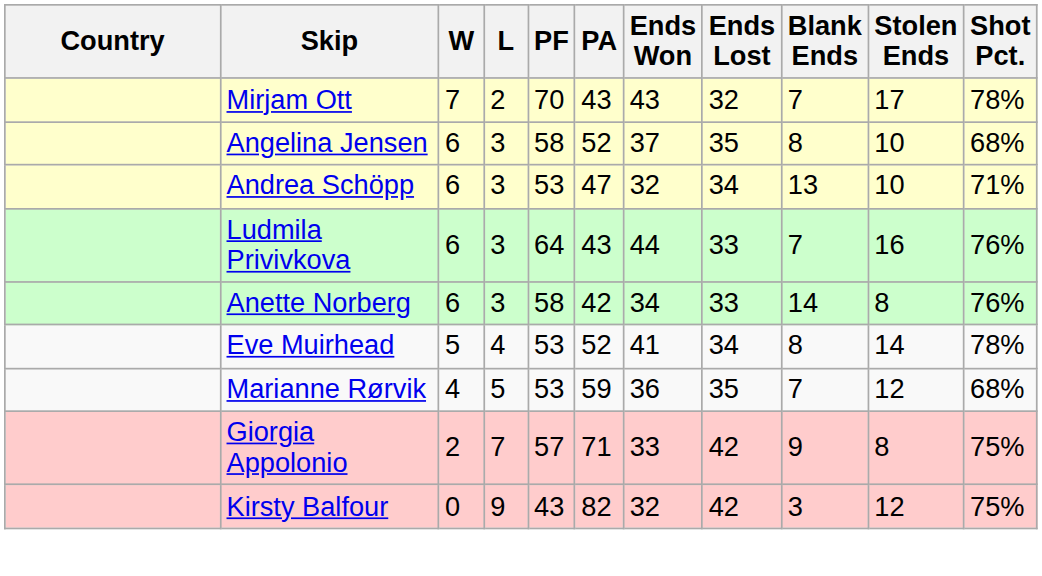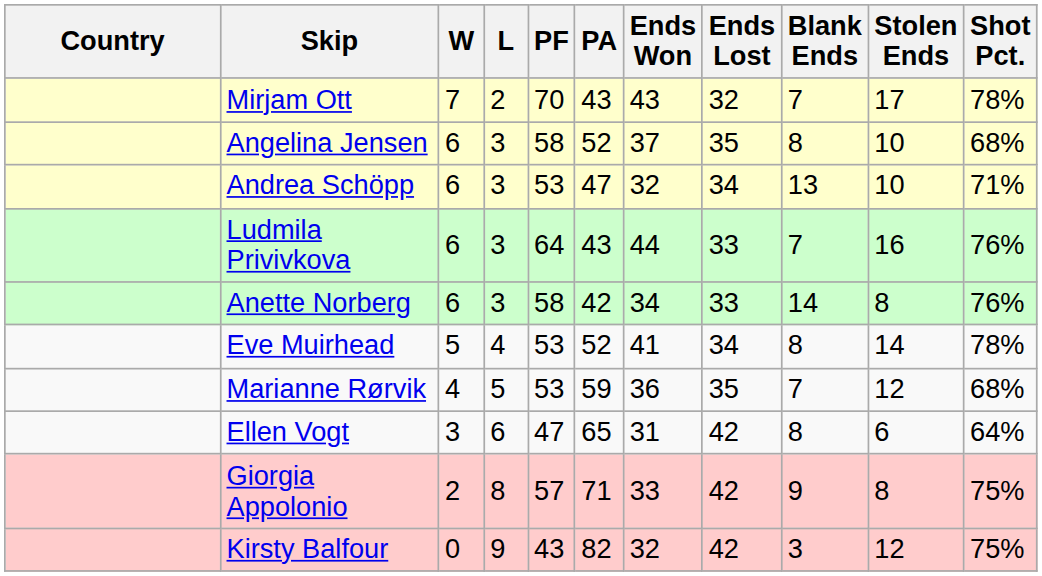+ row: (288, 432)
(498, 447) 7 -> (498, 490) 8
